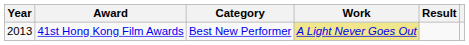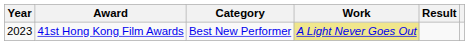(20, 31) 2013 -> (20, 31) 2023
